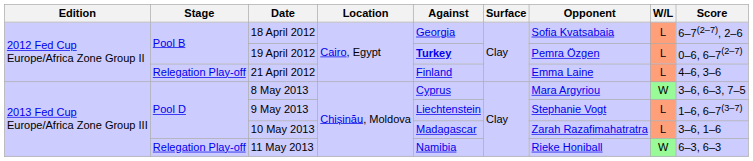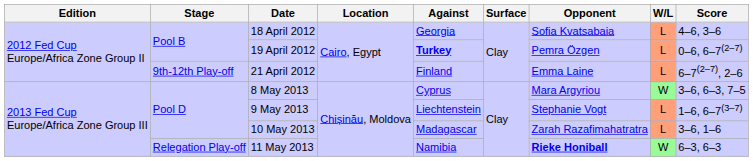(710, 32) 6–7(2–7), 2–6 -> (700, 30) 4–6, 3–6
(199, 72) Relegation Play-off -> (193, 71) 9th-12th Play-off
(700, 72) 4–6, 3–6 -> (710, 71) 6–7(2–7), 2–6
(567, 147) normal -> (569, 147) bold
